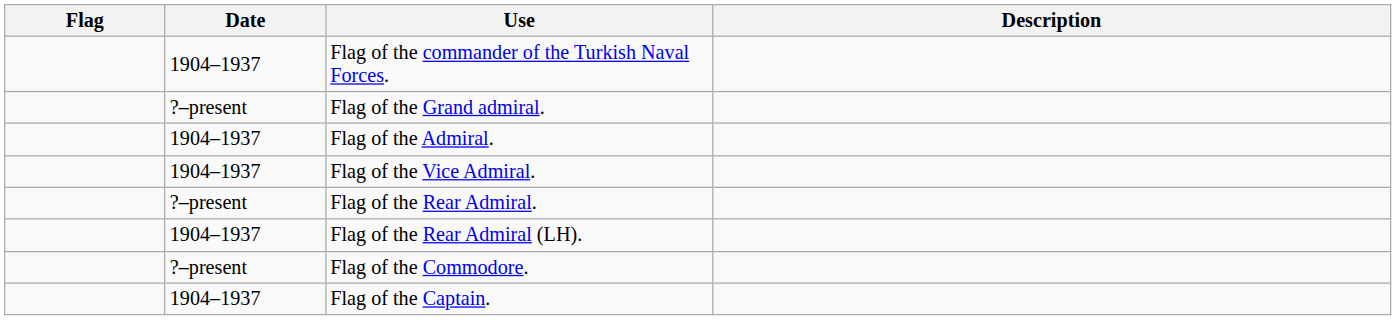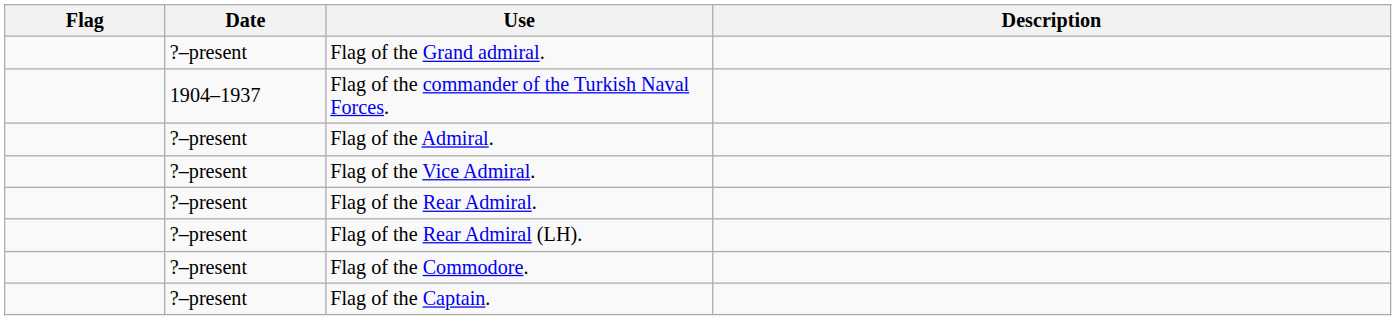rows swapped: (437, 107) <-> (510, 63)
(215, 139) 1904–1937 -> (208, 139) ?–present
(215, 171) 1904–1937 -> (208, 171) ?–present
(215, 235) 1904–1937 -> (208, 235) ?–present
(215, 298) 1904–1937 -> (208, 298) ?–present
